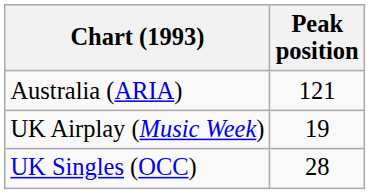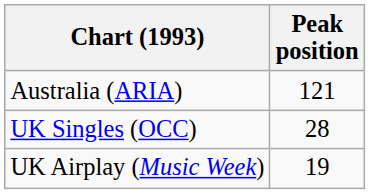rows swapped: (104, 167) <-> (137, 129)
